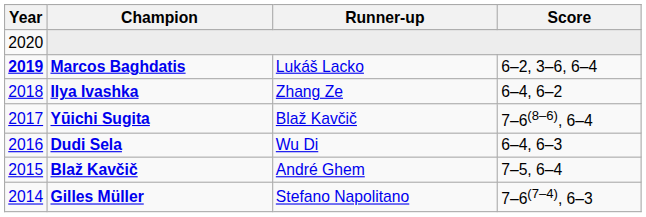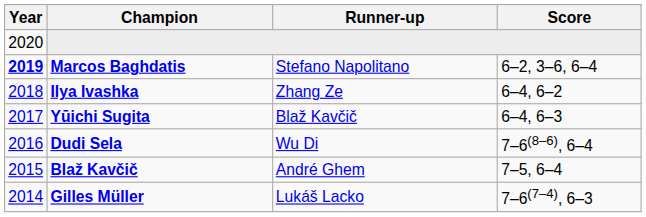(320, 67) Lukáš Lacko -> (343, 67) Stefano Napolitano
(547, 119) 7–6(8–6), 6–4 -> (532, 117) 6–4, 6–3
(532, 145) 6–4, 6–3 -> (547, 143) 7–6(8–6), 6–4
(343, 197) Stefano Napolitano -> (320, 197) Lukáš Lacko
